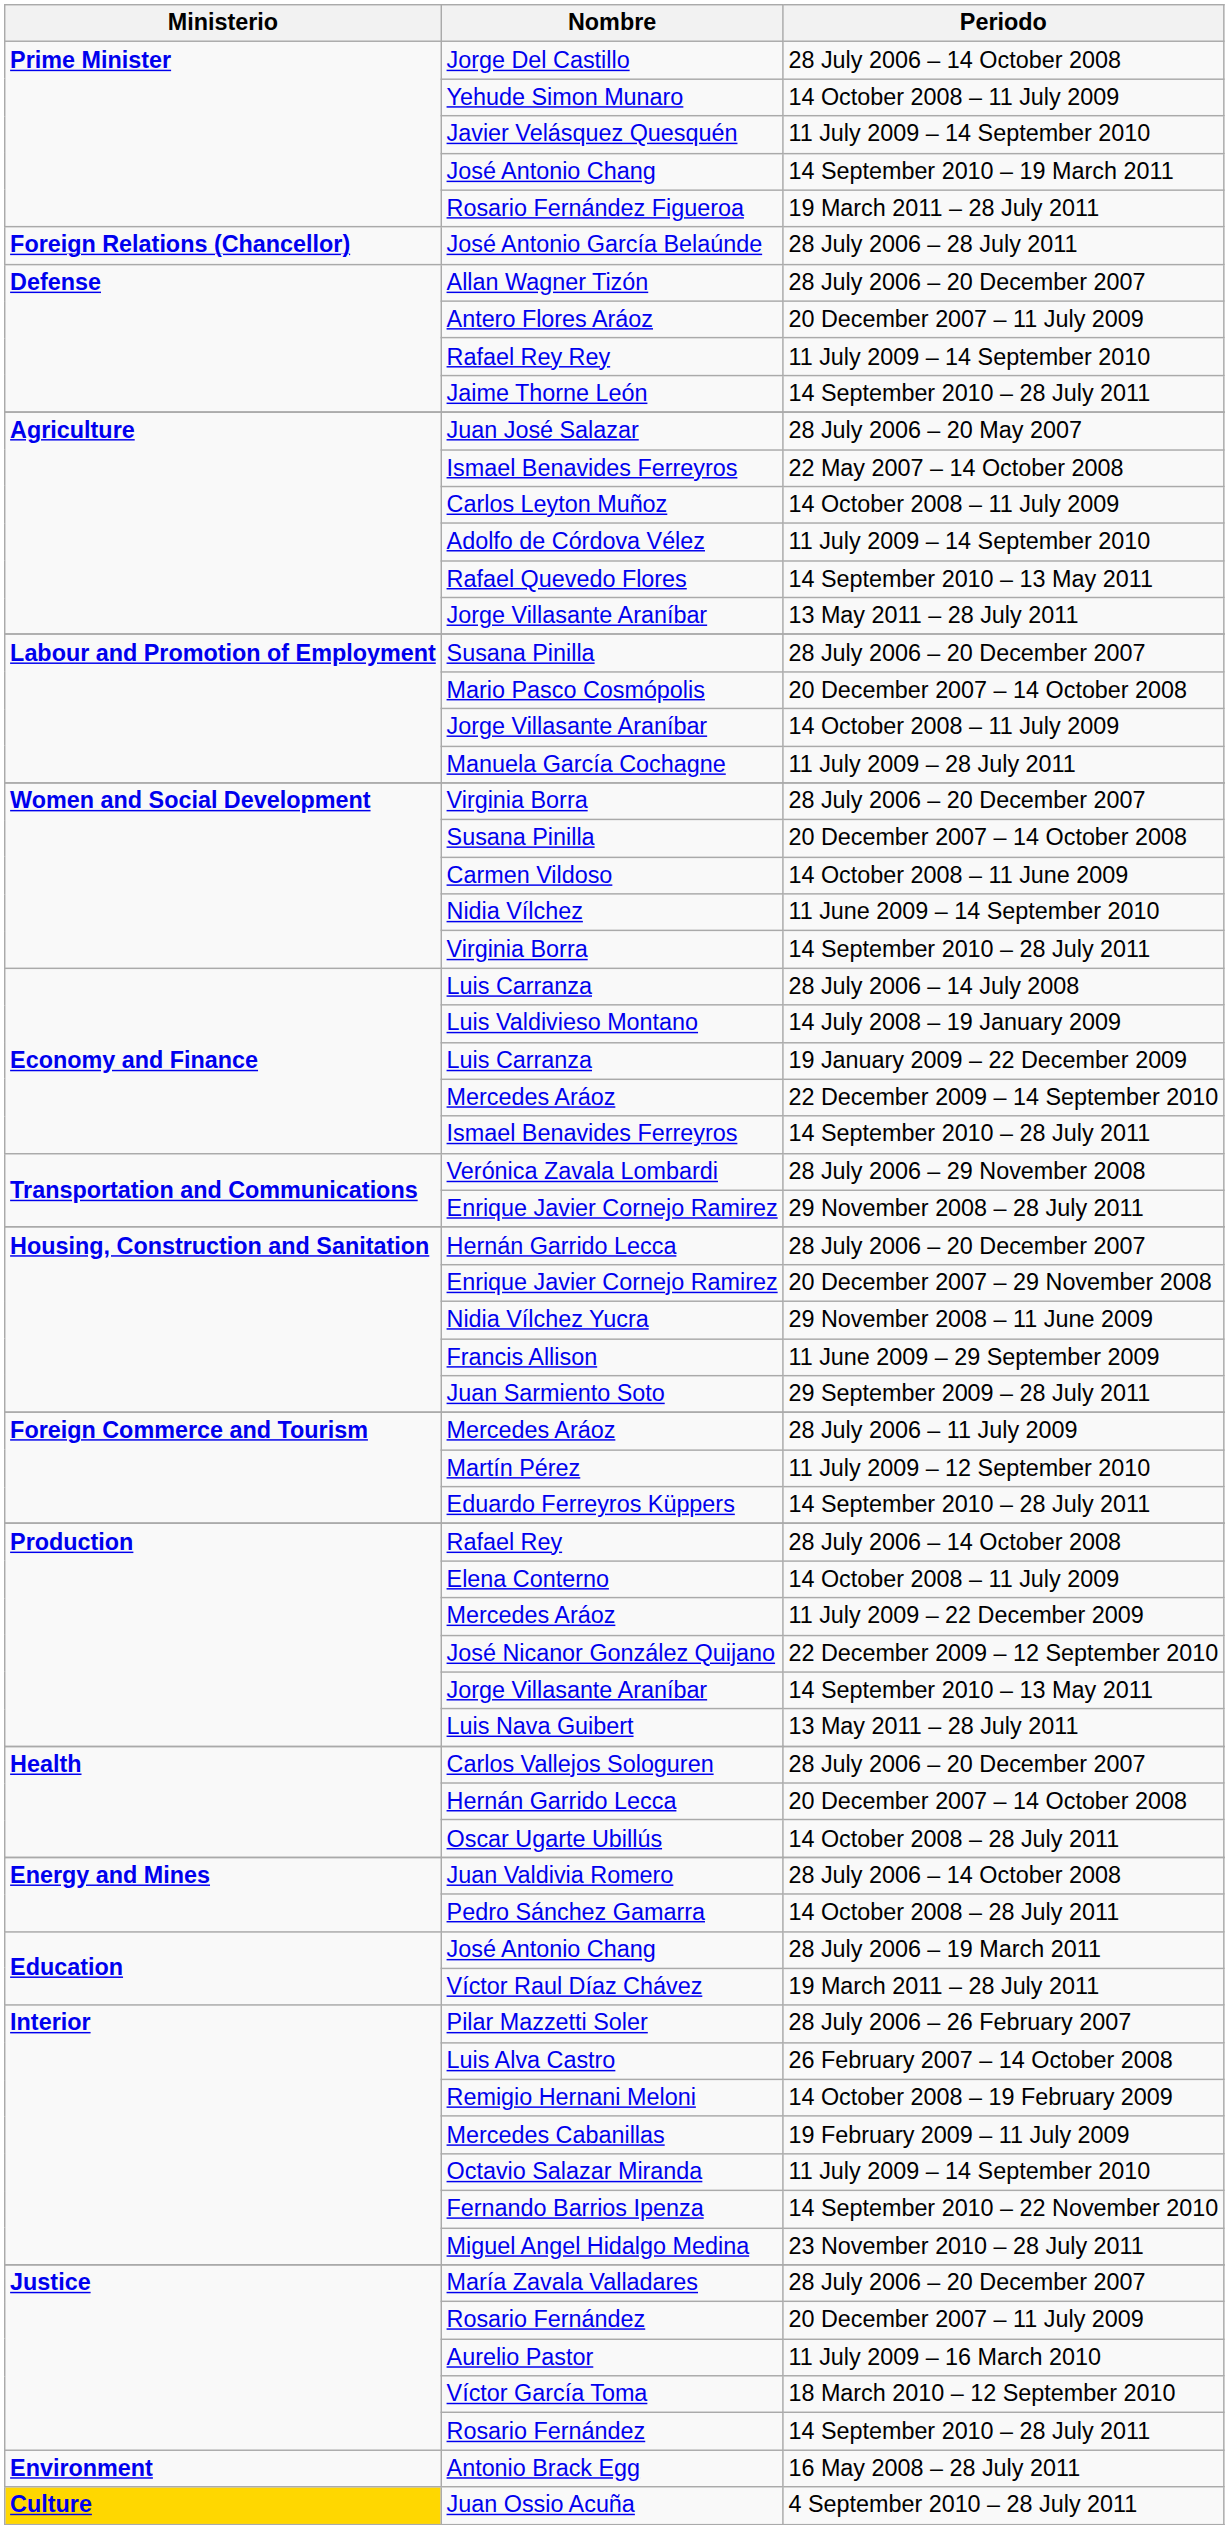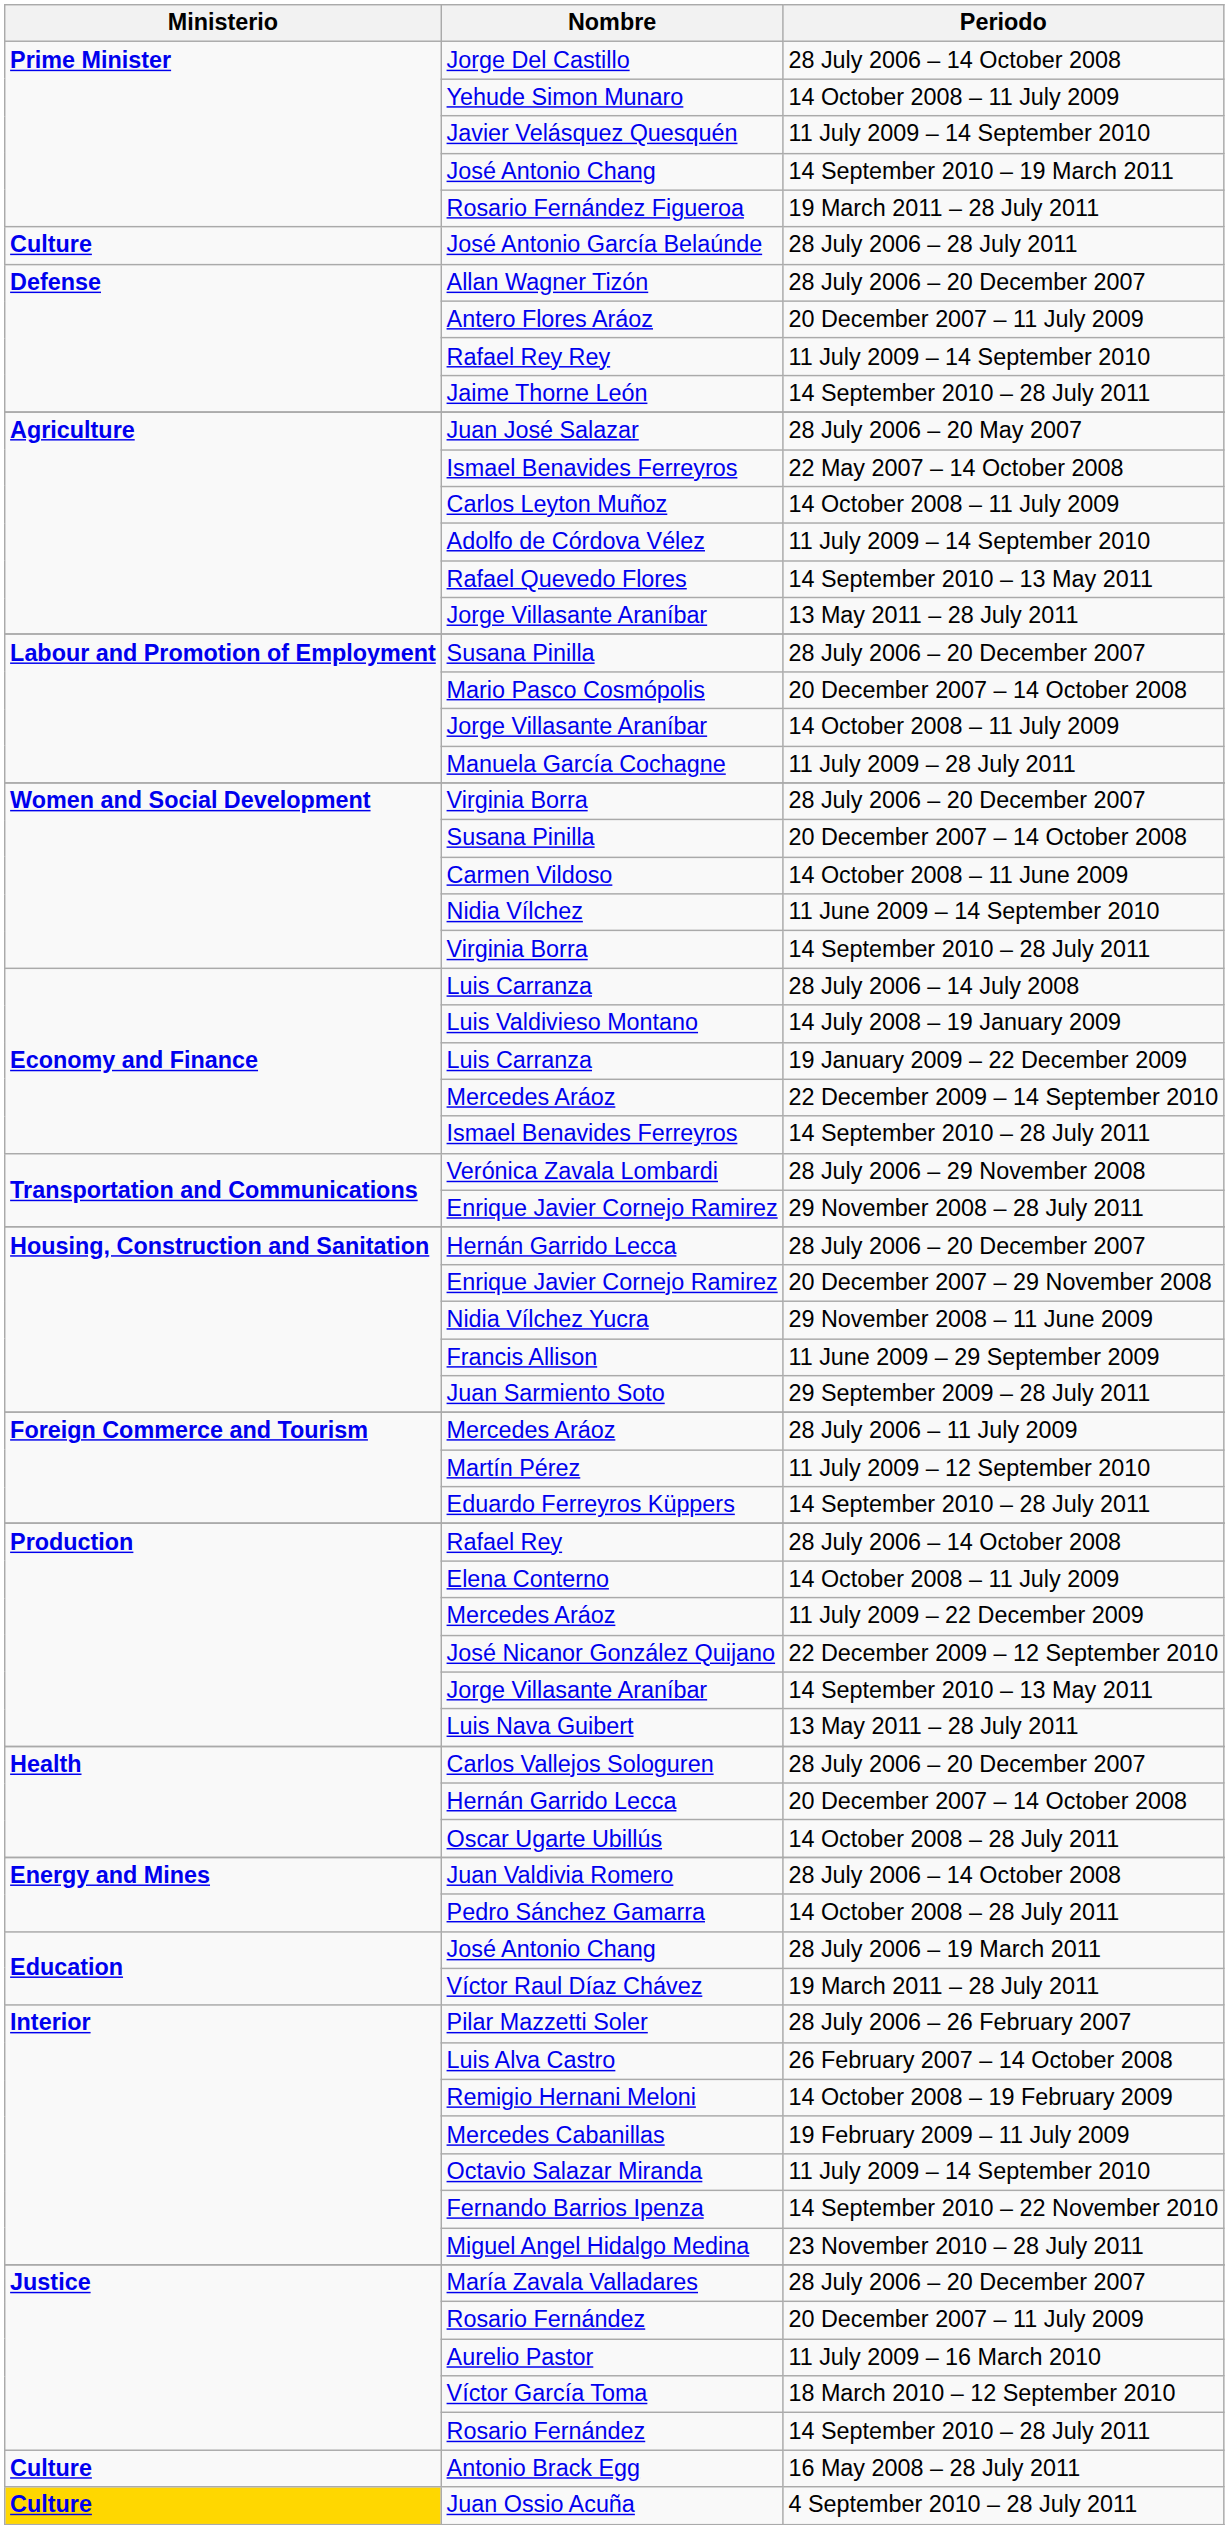(180, 245) Foreign Relations (Chancellor) -> (51, 245) Culture
(82, 2468) Environment -> (51, 2468) Culture
